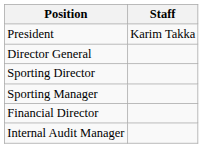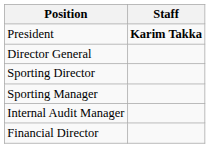(163, 34) normal -> (166, 34) bold
rows swapped: (53, 113) <-> (66, 133)
